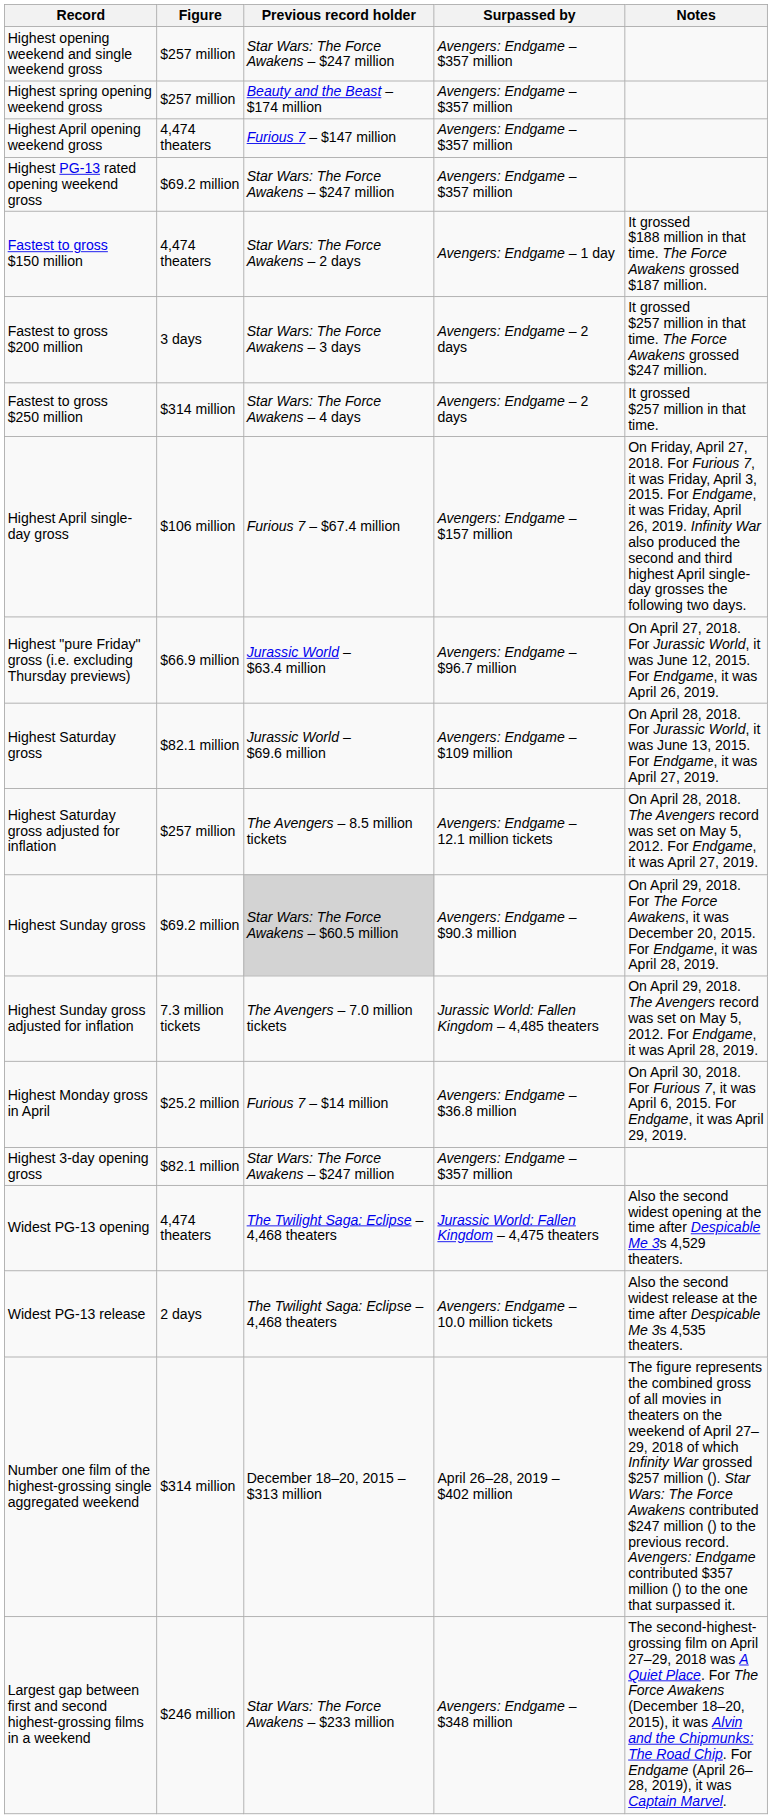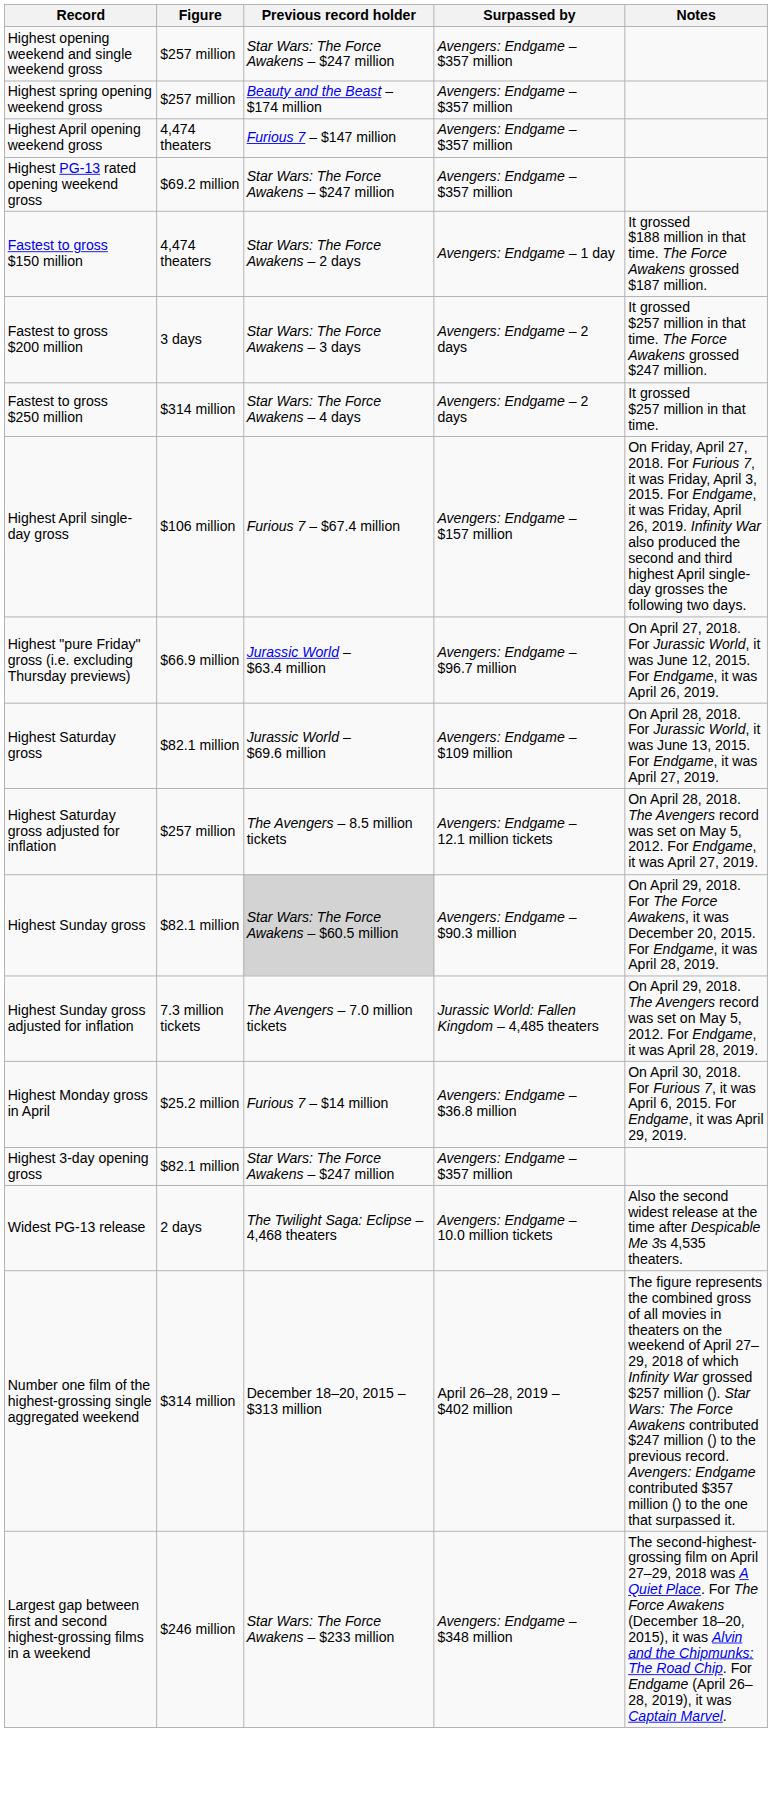(200, 925) $69.2 million -> (200, 925) $82.1 million
- row: (79, 1228)
